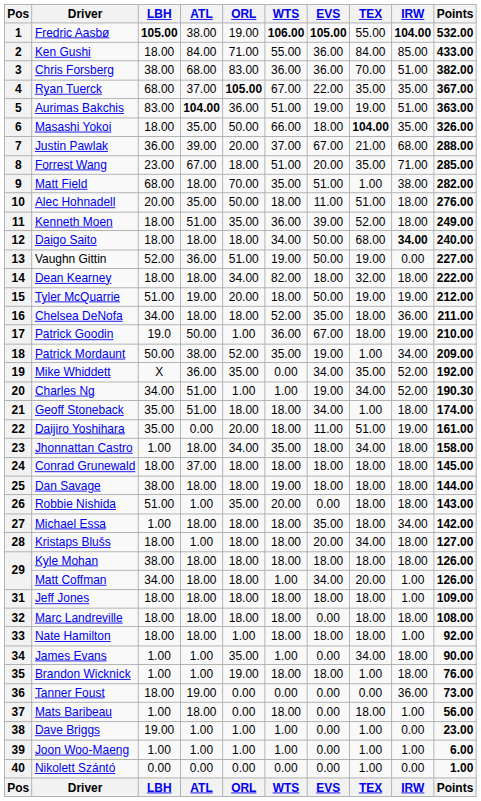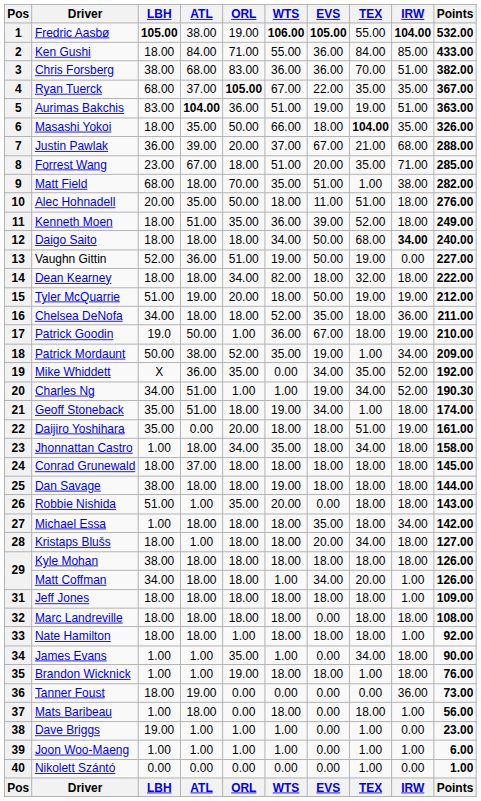(286, 410) 18.00 -> (286, 410) 19.00
(328, 428) 11.00 -> (328, 428) 18.00
